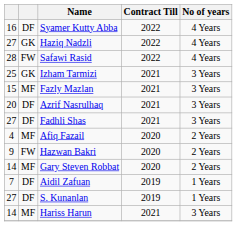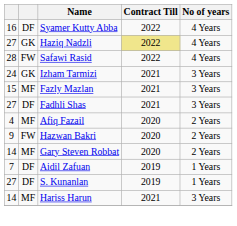(151, 43) no background -> (151, 43) khaki background
(11, 74) 25 -> (11, 74) 24
- row: (72, 105)
